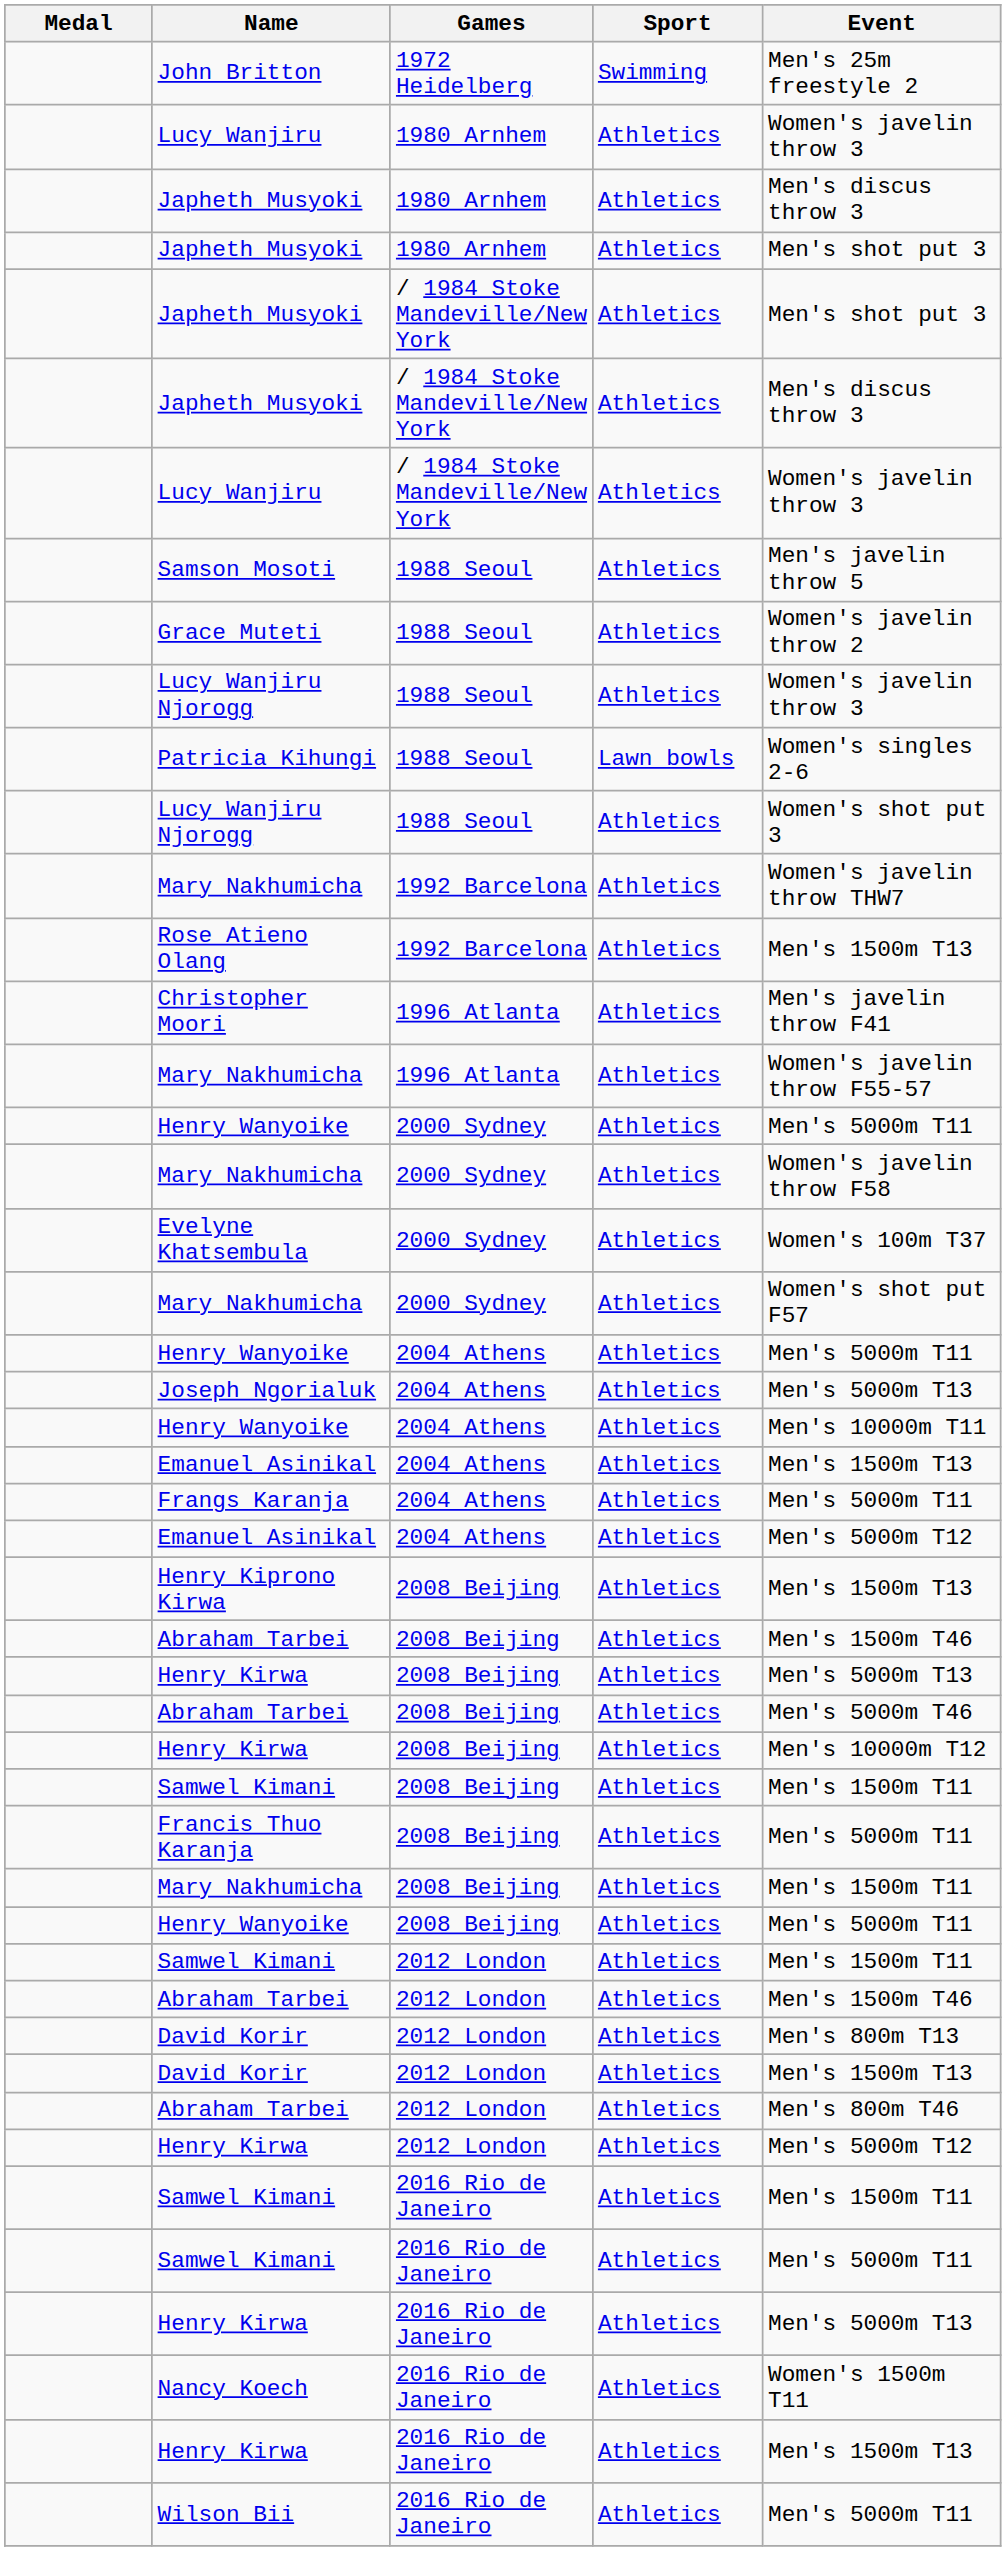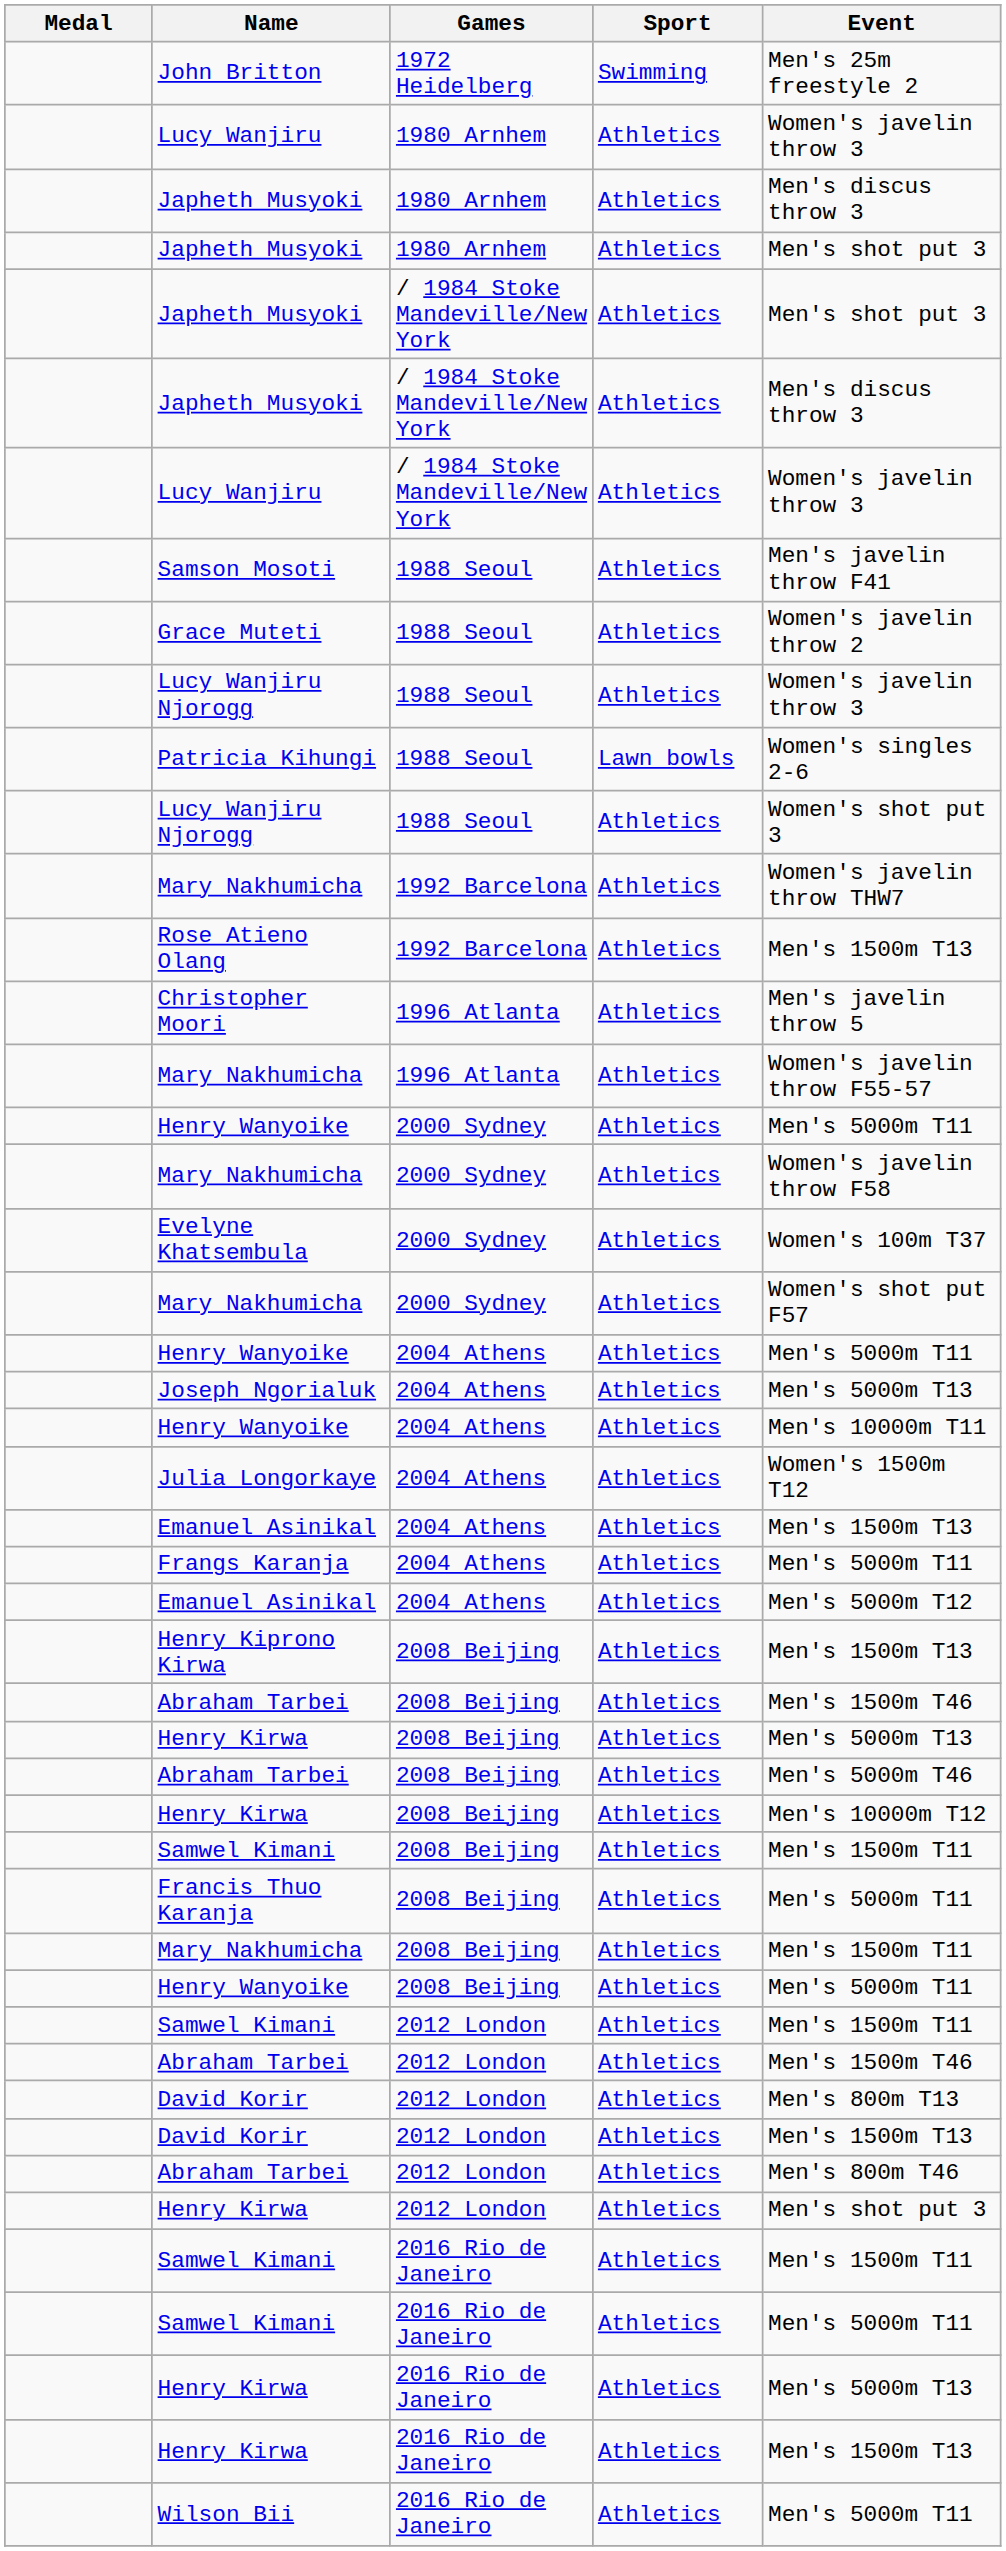(857, 569) Men's javelin throw 5 -> (857, 569) Men's javelin throw F41
(857, 1013) Men's javelin throw F41 -> (857, 1013) Men's javelin throw 5
+ row: (267, 1478)
(870, 2147) Men's 5000m T12 -> (877, 2211) Men's shot put 3
- row: (233, 2388)
